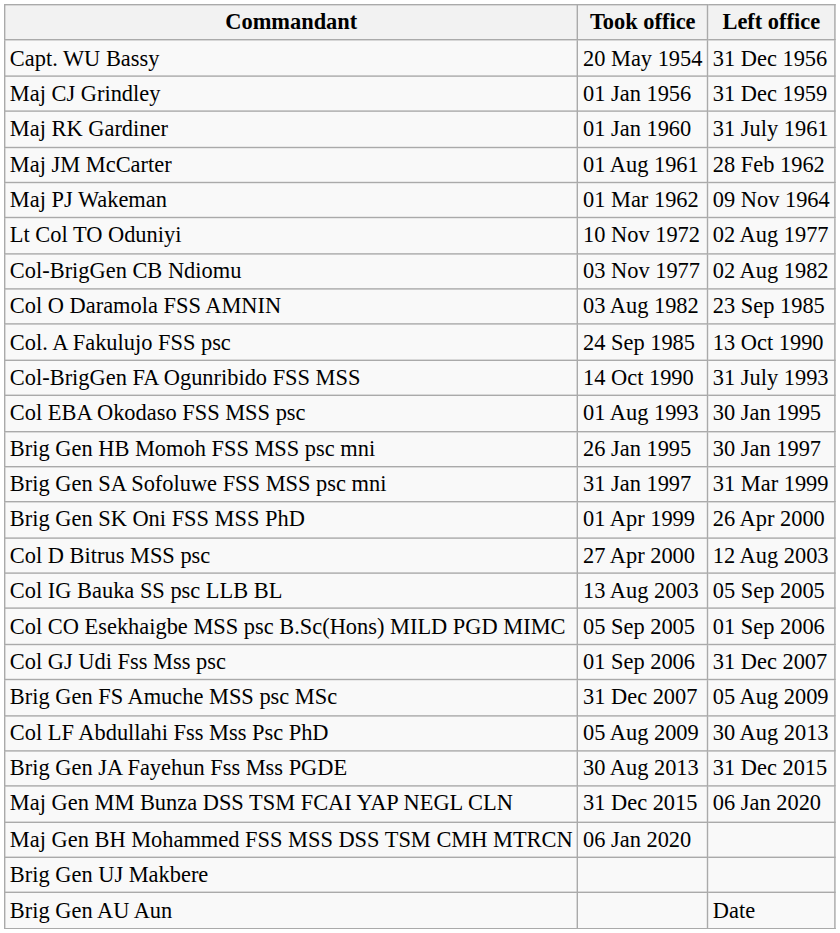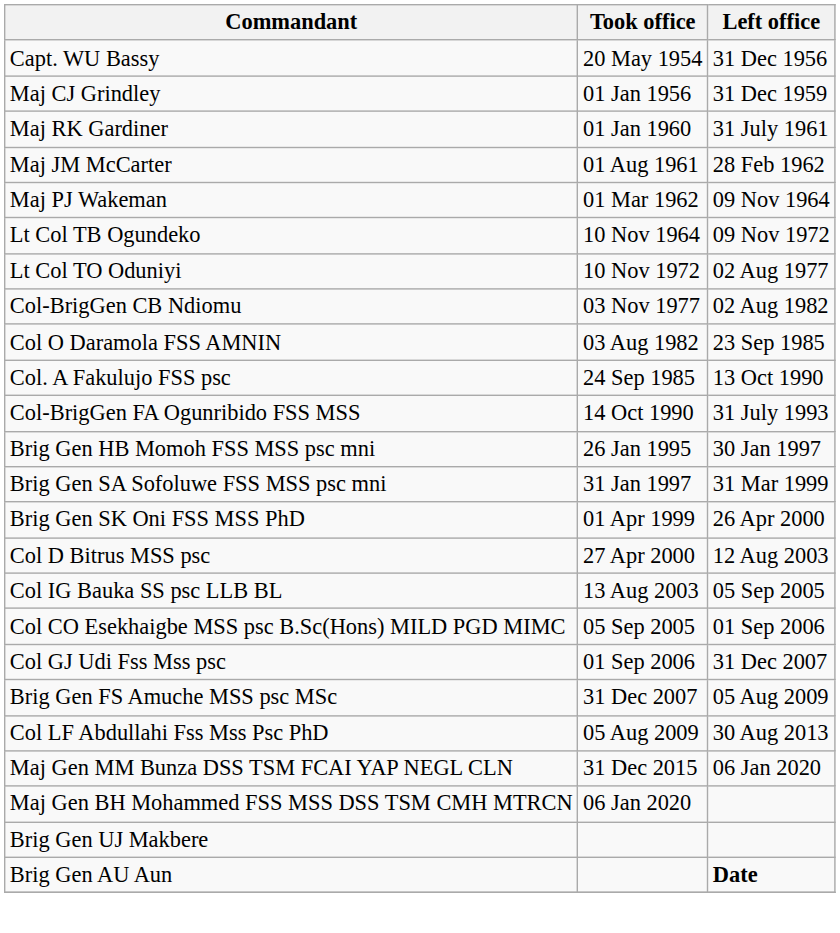+ row: (105, 235)
- row: (158, 413)
- row: (179, 768)
(734, 910) normal -> (735, 874) bold
